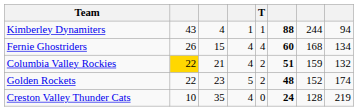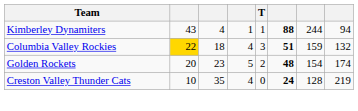- row: (47, 47)
(219, 64) 21 -> (219, 47) 18
(263, 64) 2 -> (263, 47) 3
(191, 81) 22 -> (191, 64) 20
(314, 81) 152 -> (314, 64) 154
